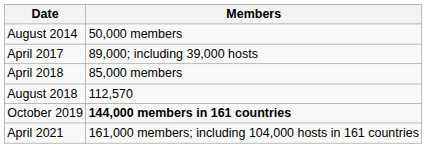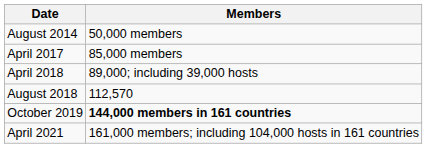(173, 53) 89,000; including 39,000 hosts -> (135, 53) 85,000 members
(135, 73) 85,000 members -> (173, 73) 89,000; including 39,000 hosts
